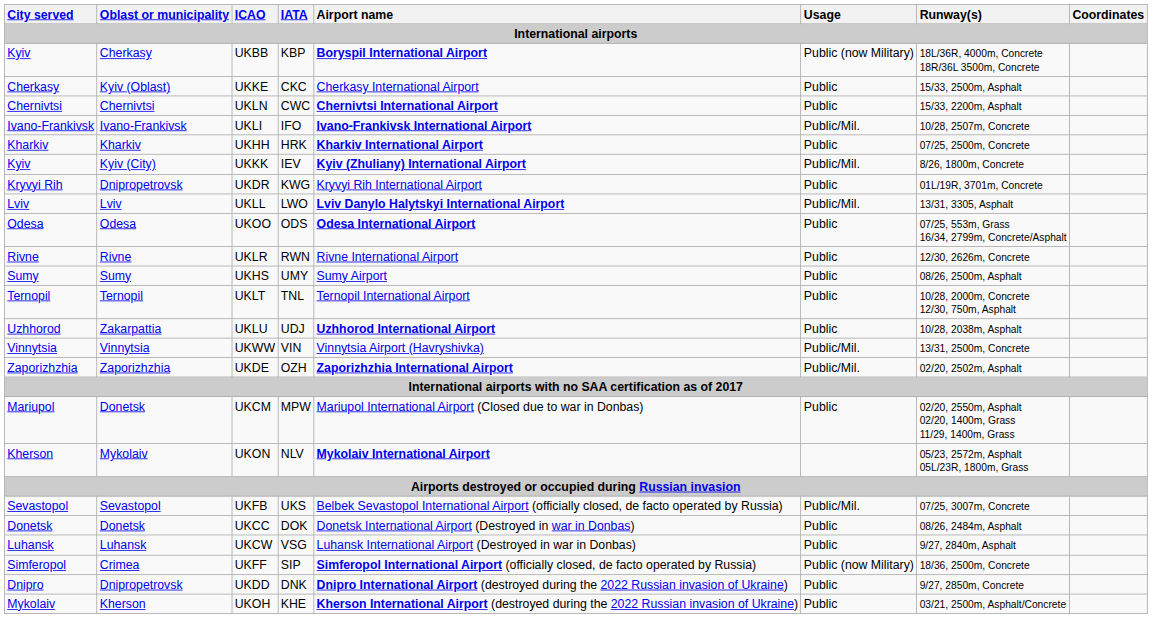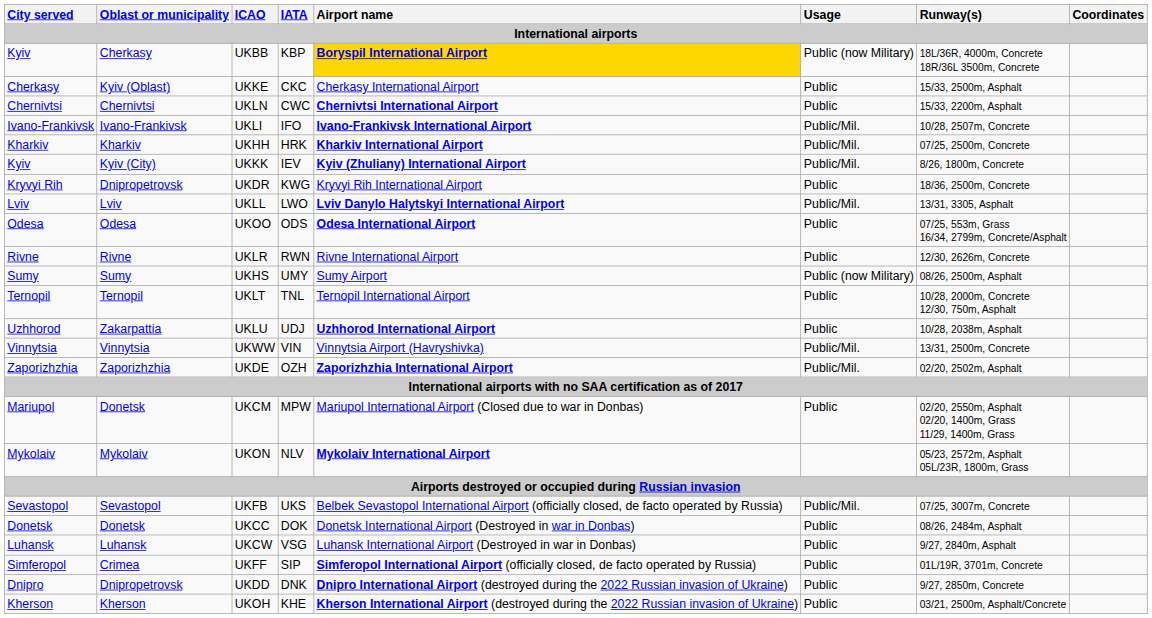(402, 53) no background -> (402, 53) gold background
(821, 145) Public -> (832, 145) Public/Mil.
(981, 185) 01L/19R, 3701m, Concrete -> (975, 185) 18/36, 2500m, Concrete
(821, 276) Public -> (859, 276) Public (now Military)
(30, 454) Kherson -> (31, 454) Mykolaiv
(859, 565) Public (now Military) -> (821, 565) Public
(975, 566) 18/36, 2500m, Concrete -> (981, 566) 01L/19R, 3701m, Concrete
(31, 604) Mykolaiv -> (30, 604) Kherson
